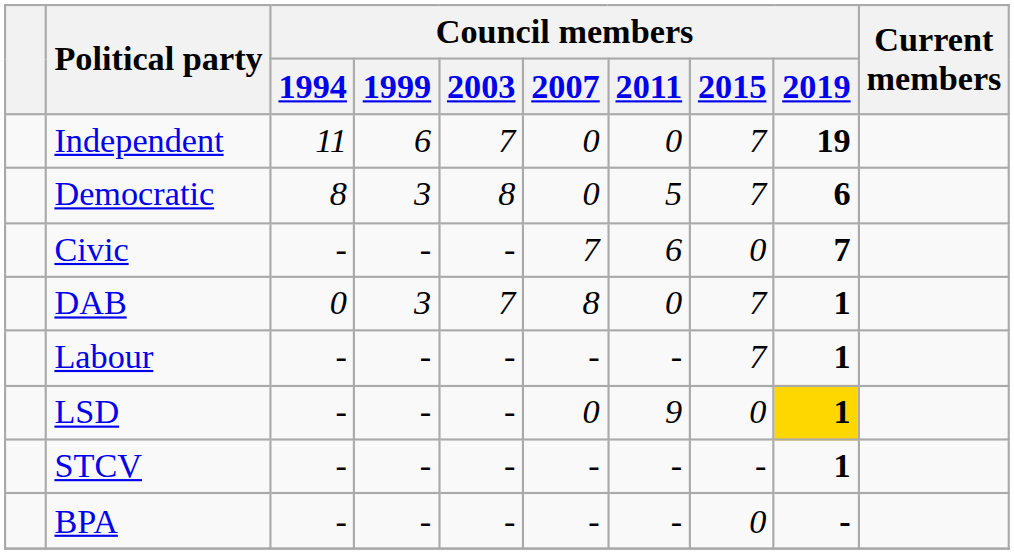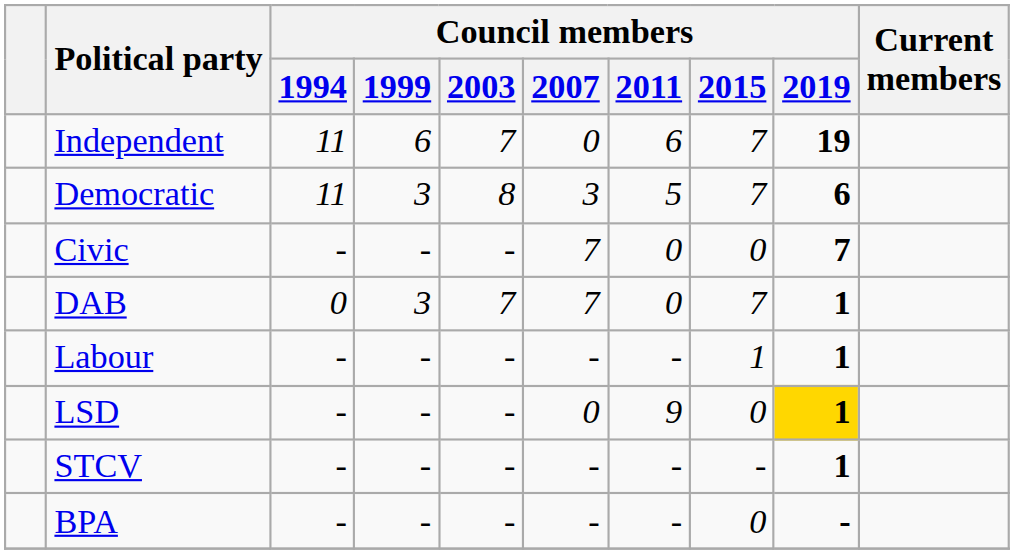(674, 140) 0 -> (674, 140) 6
(338, 194) 8 -> (331, 194) 11
(591, 194) 0 -> (591, 194) 3
(674, 248) 6 -> (674, 248) 0
(591, 303) 8 -> (591, 303) 7
(758, 357) 7 -> (758, 357) 1
